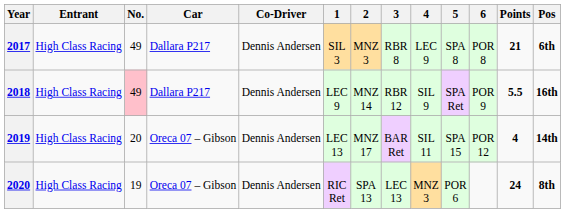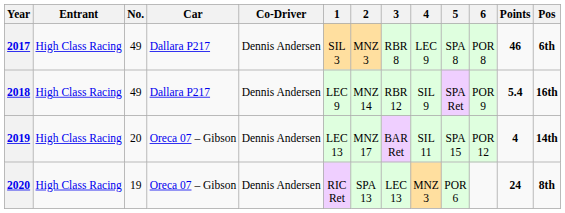(515, 46) 21 -> (515, 46) 46
(136, 93) pink background -> (136, 93) no background
(515, 93) 5.5 -> (515, 93) 5.4
